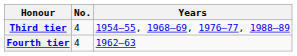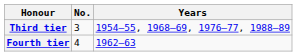(77, 28) 4 -> (77, 28) 3
